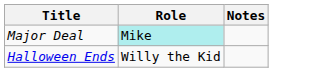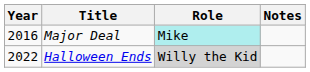+ column: (23, 15)
(171, 56) no background -> (208, 56) lightgrey background
